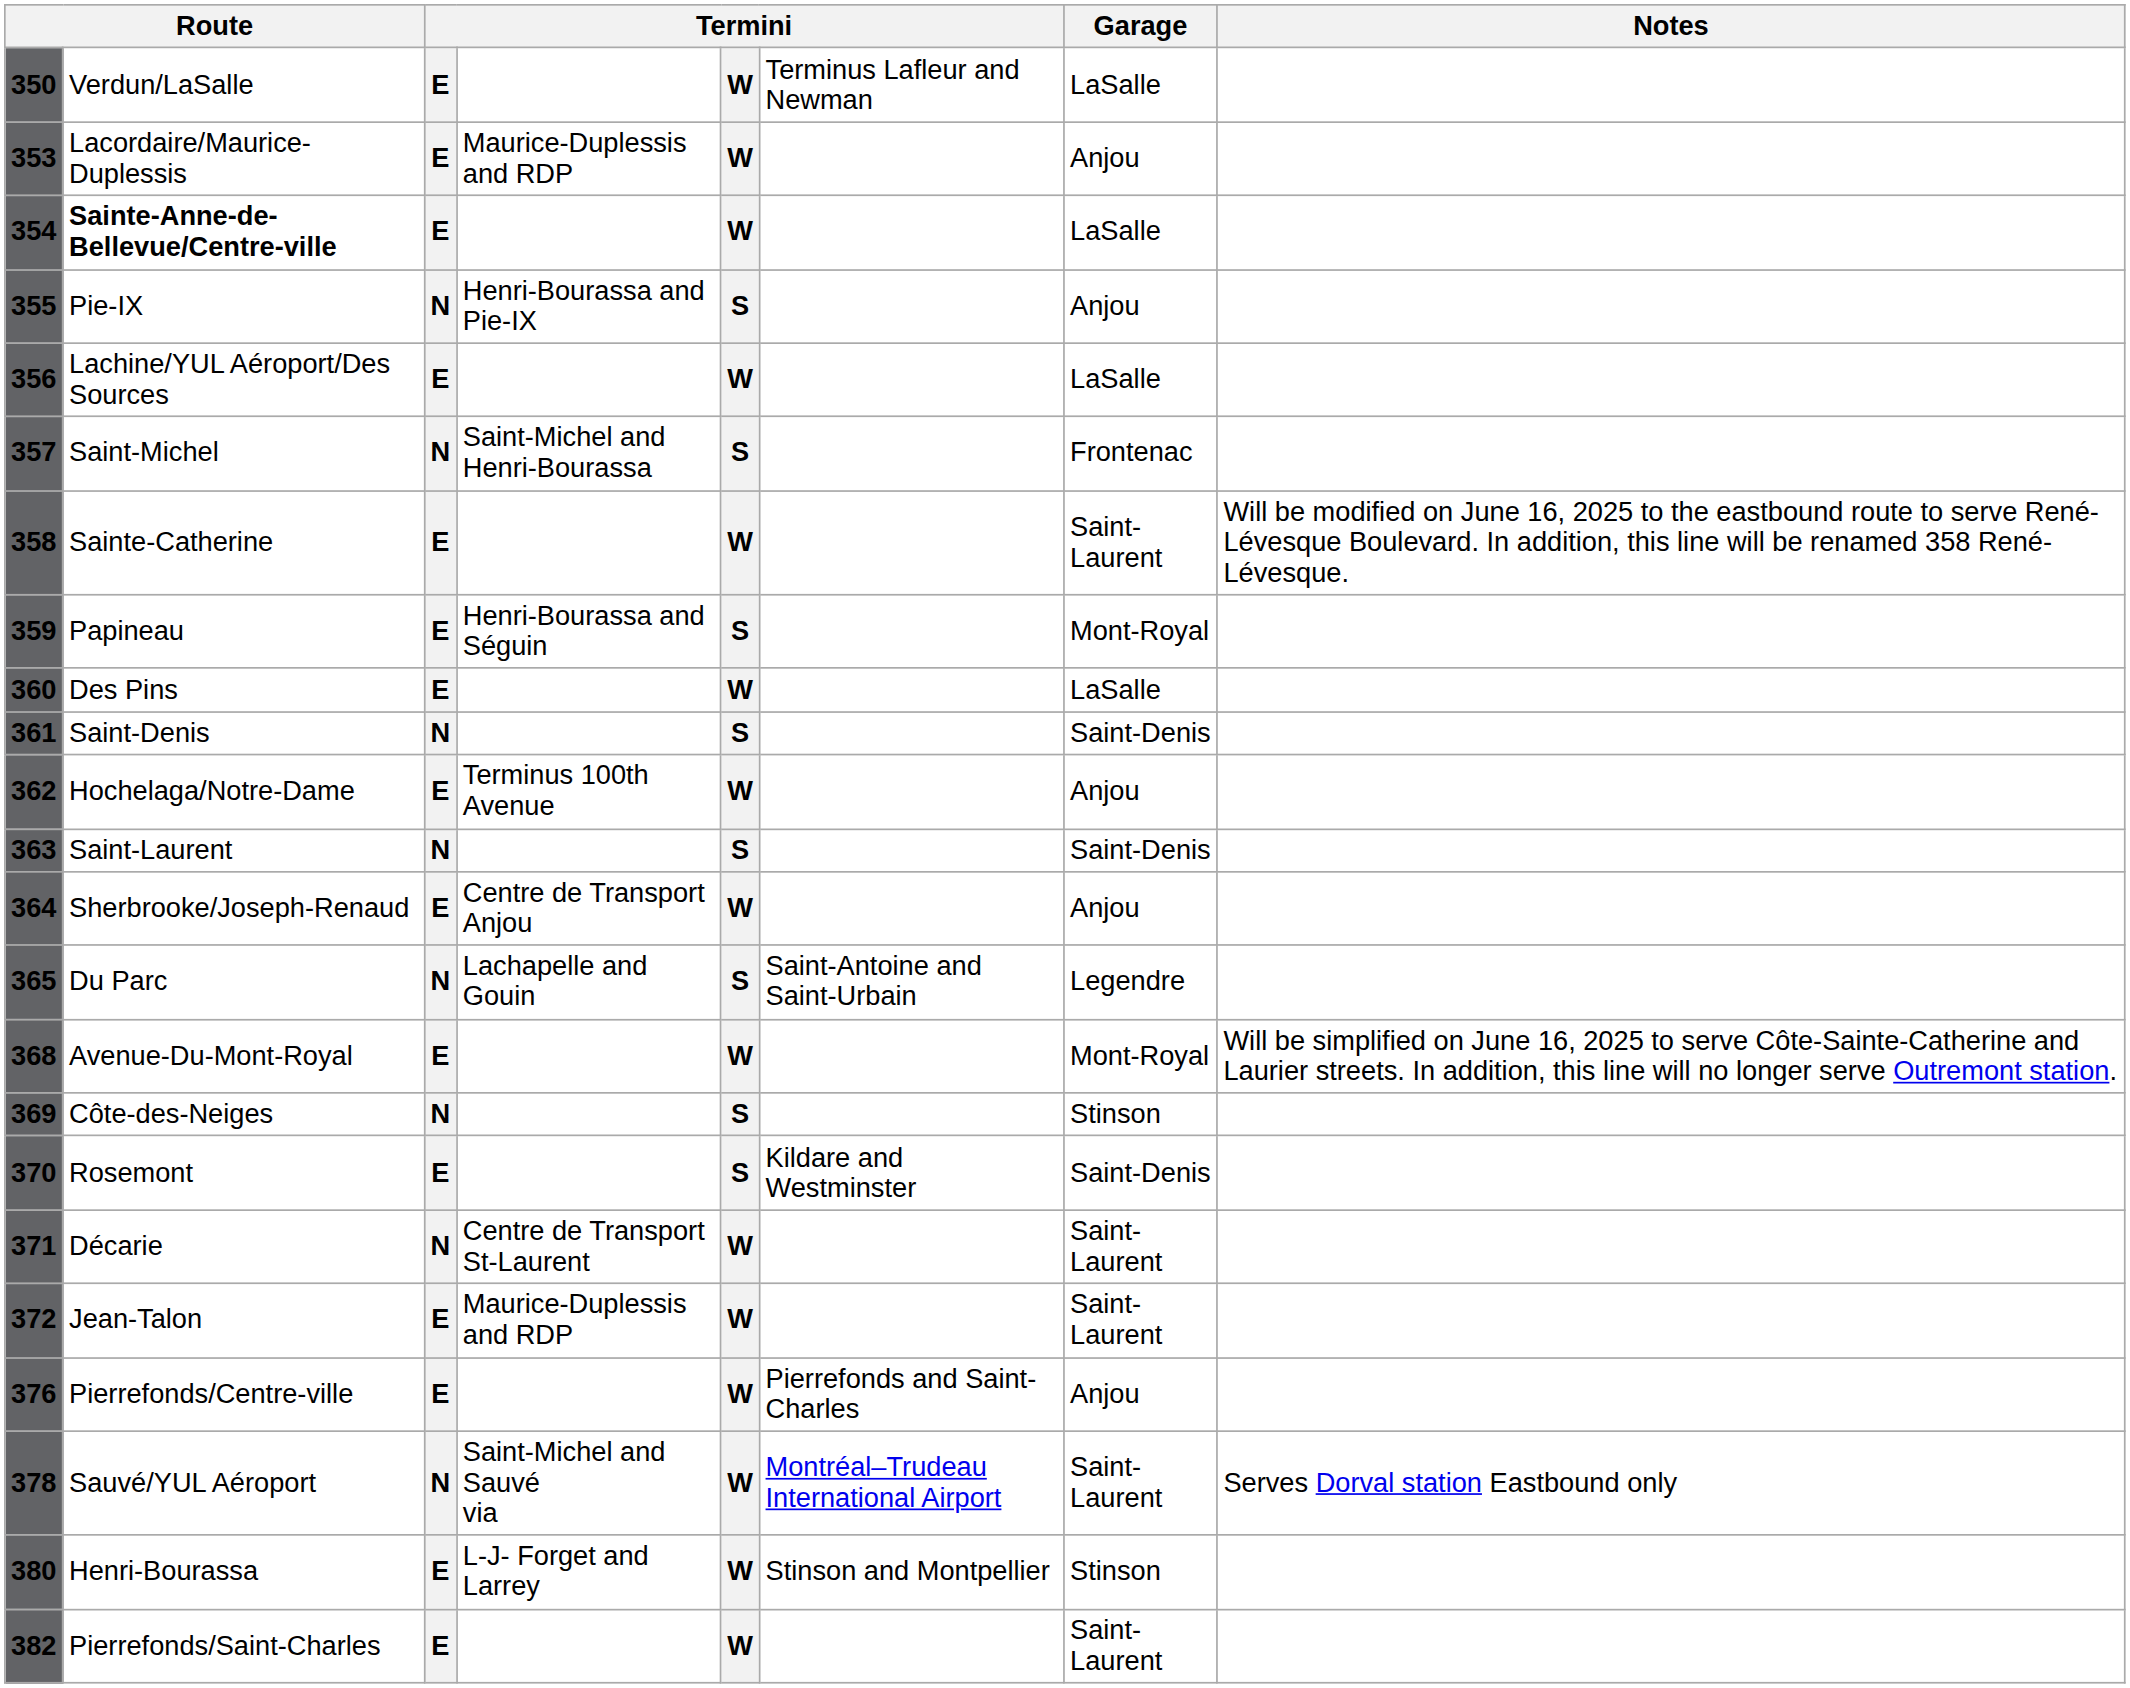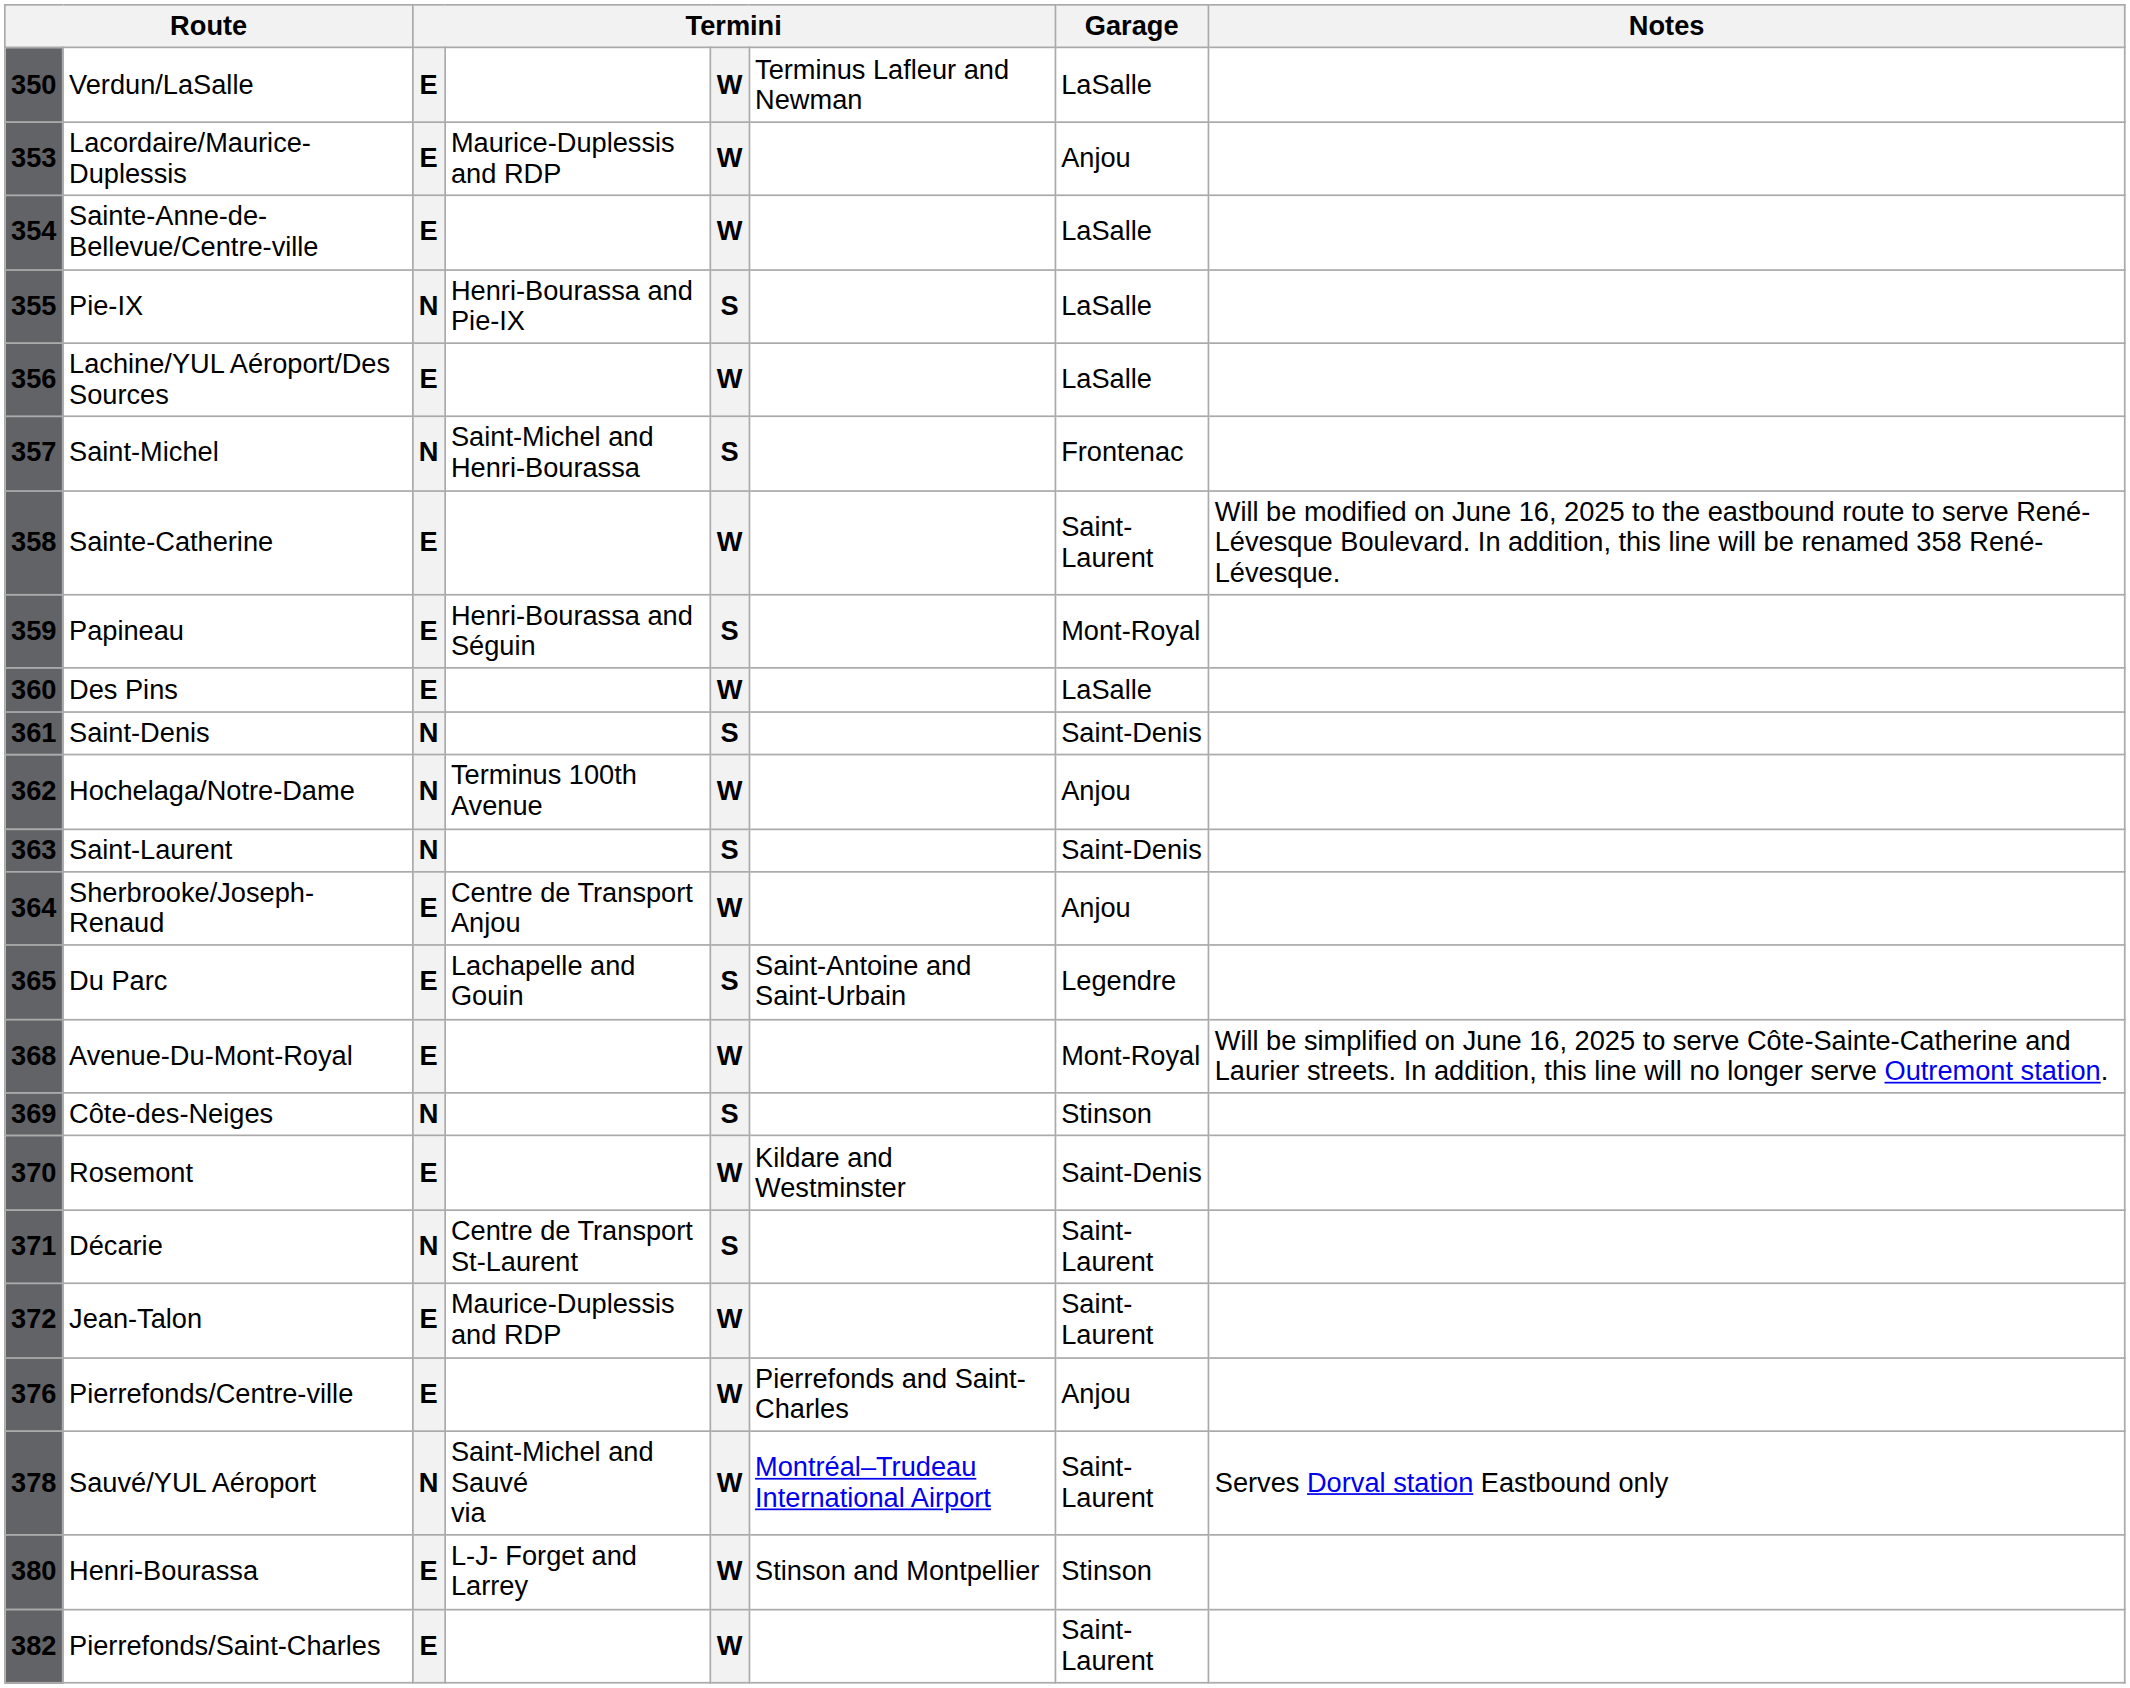(203, 231) bold -> (194, 231) normal
(1105, 305) Anjou -> (1107, 305) LaSalle
(440, 791) E -> (429, 791) N
(440, 981) N -> (429, 981) E
(740, 1172) S -> (730, 1172) W
(740, 1246) W -> (730, 1246) S
